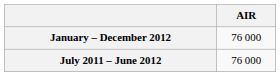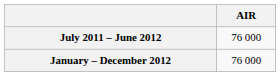rows swapped: (111, 38) <-> (111, 60)
